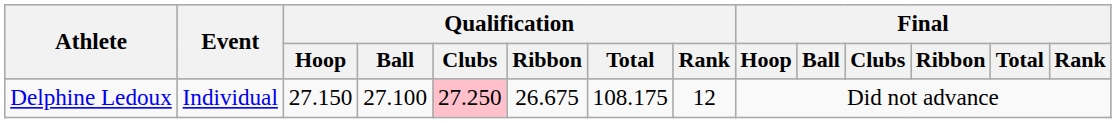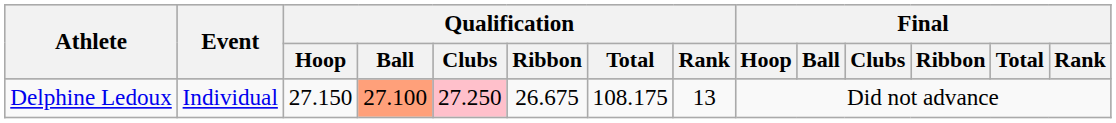(395, 98) no background -> (395, 98) lightsalmon background
(704, 98) 12 -> (704, 98) 13
